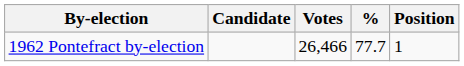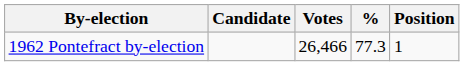(370, 46) 77.7 -> (370, 46) 77.3
